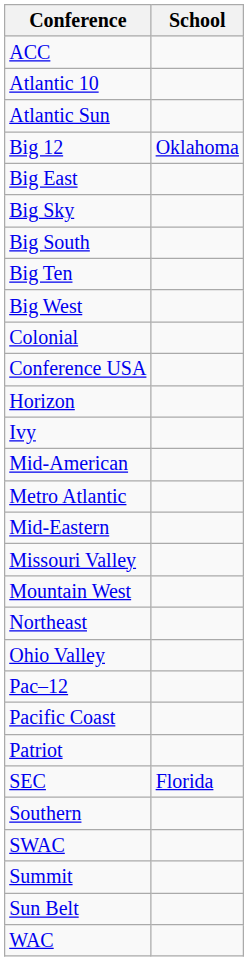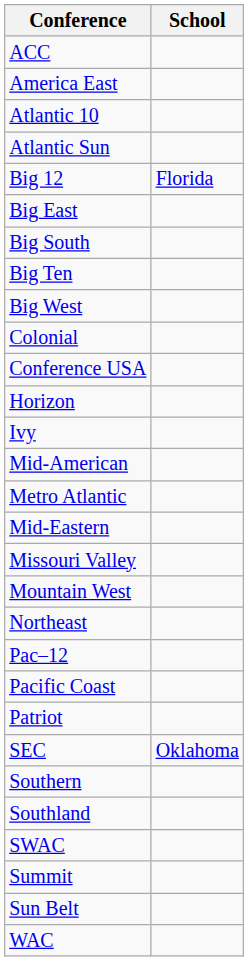+ row: (63, 83)
(197, 147) Oklahoma -> (185, 178) Florida
- row: (42, 210)
- row: (57, 654)
(185, 781) Florida -> (197, 749) Oklahoma
+ row: (50, 813)
